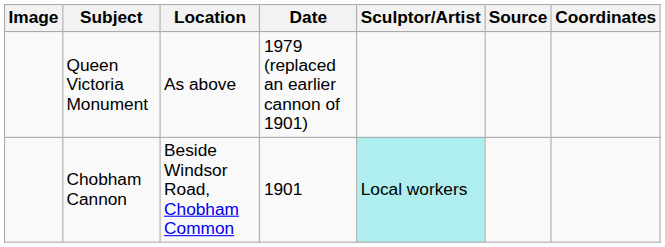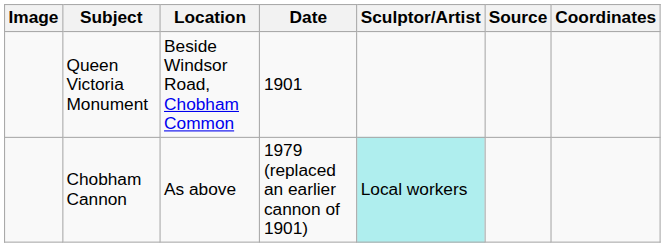(200, 84) As above -> (202, 84) Beside Windsor Road, Chobham Common
(302, 84) 1979 (replaced an earlier cannon of 1901) -> (283, 84) 1901
(202, 189) Beside Windsor Road, Chobham Common -> (200, 189) As above
(283, 189) 1901 -> (302, 189) 1979 (replaced an earlier cannon of 1901)
